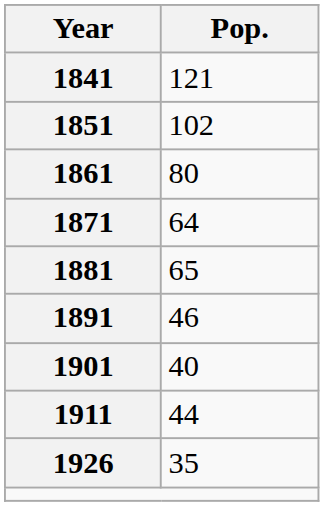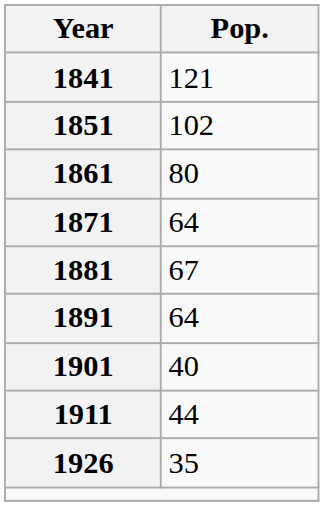(184, 269) 65 -> (184, 269) 67
(184, 317) 46 -> (184, 317) 64
